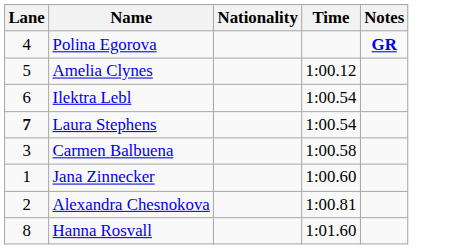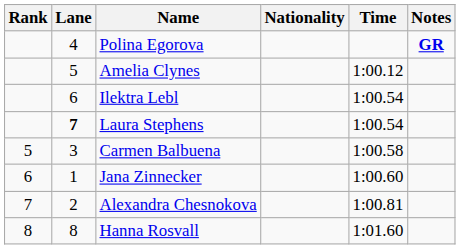+ column: (28, 17)
